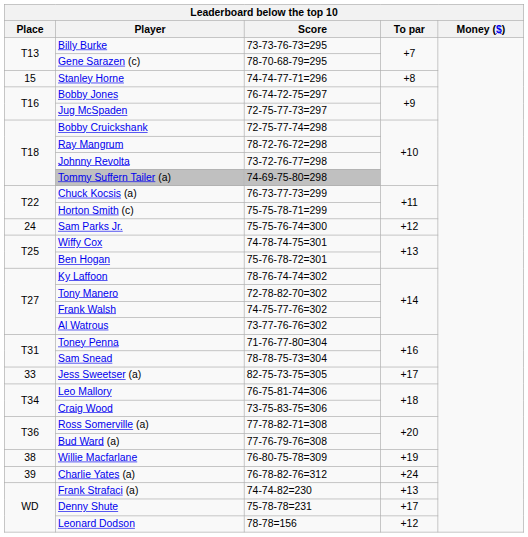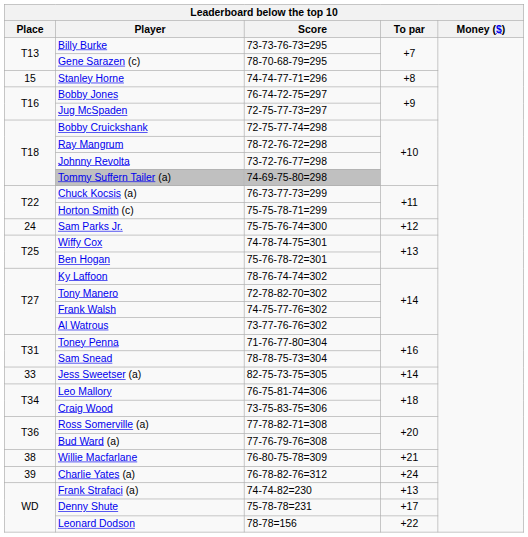(409, 375) +17 -> (409, 375) +14
(409, 458) +19 -> (409, 458) +21
(409, 524) +12 -> (409, 524) +22
